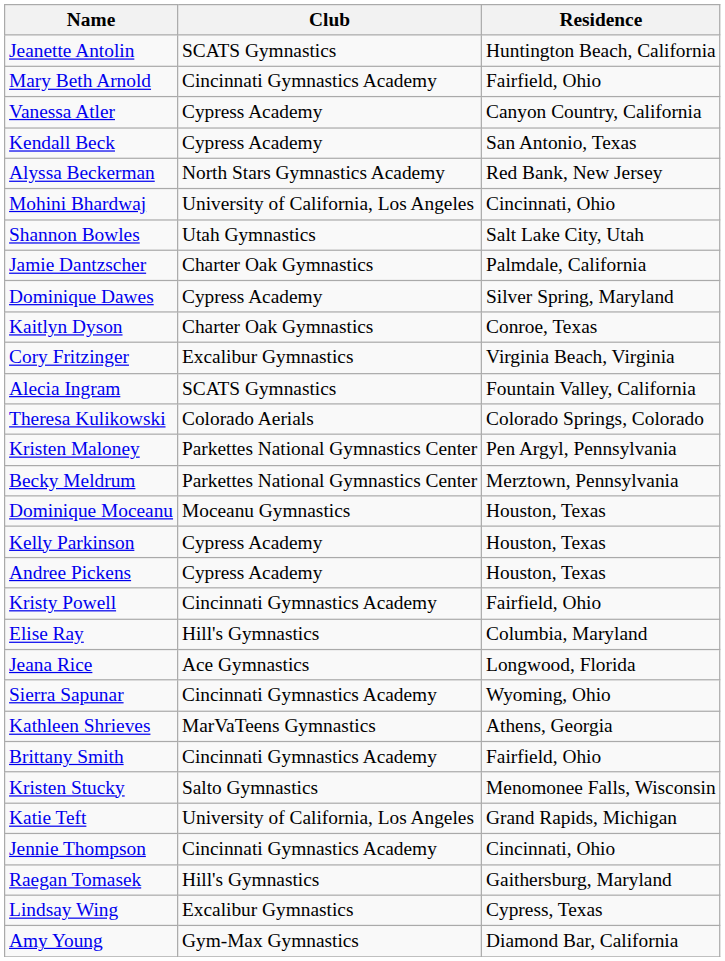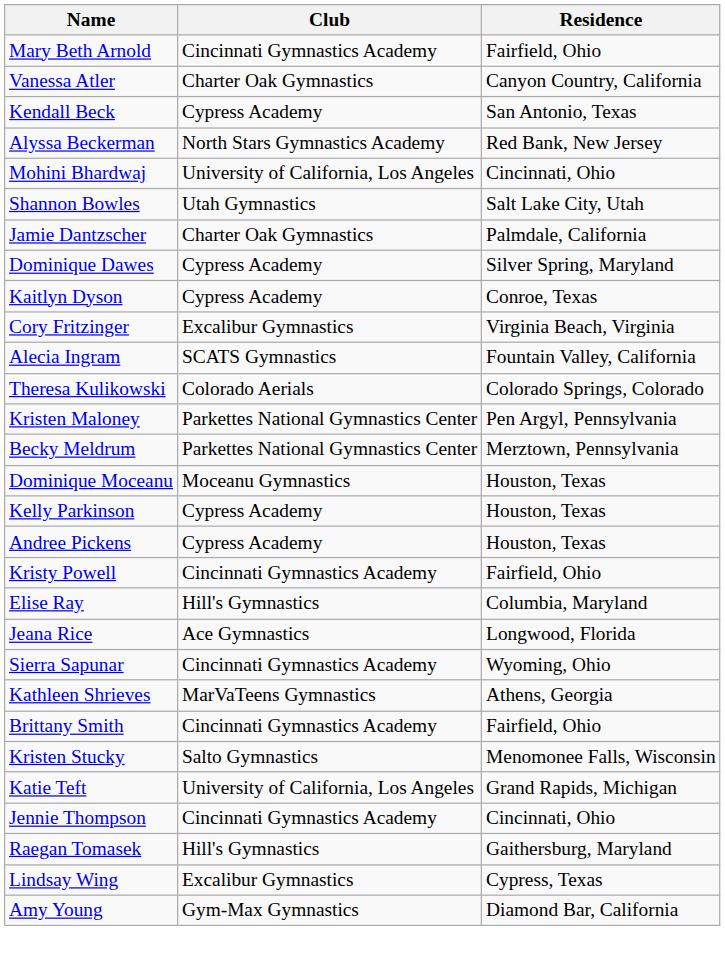- row: (72, 50)
(252, 111) Cypress Academy -> (278, 81) Charter Oak Gymnastics
(278, 326) Charter Oak Gymnastics -> (252, 296) Cypress Academy
